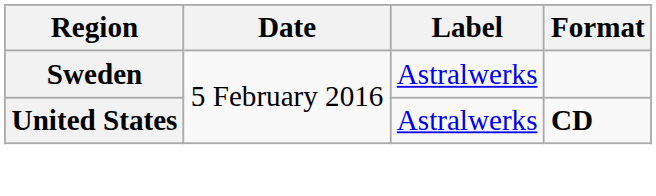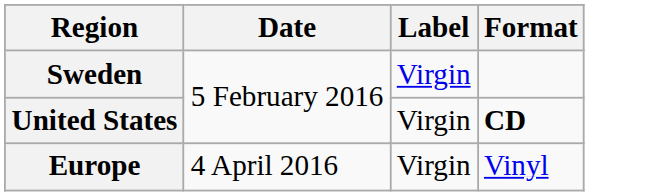(467, 73) Astralwerks -> (434, 73) Virgin
(467, 119) Astralwerks -> (434, 119) Virgin
+ row: (95, 166)
